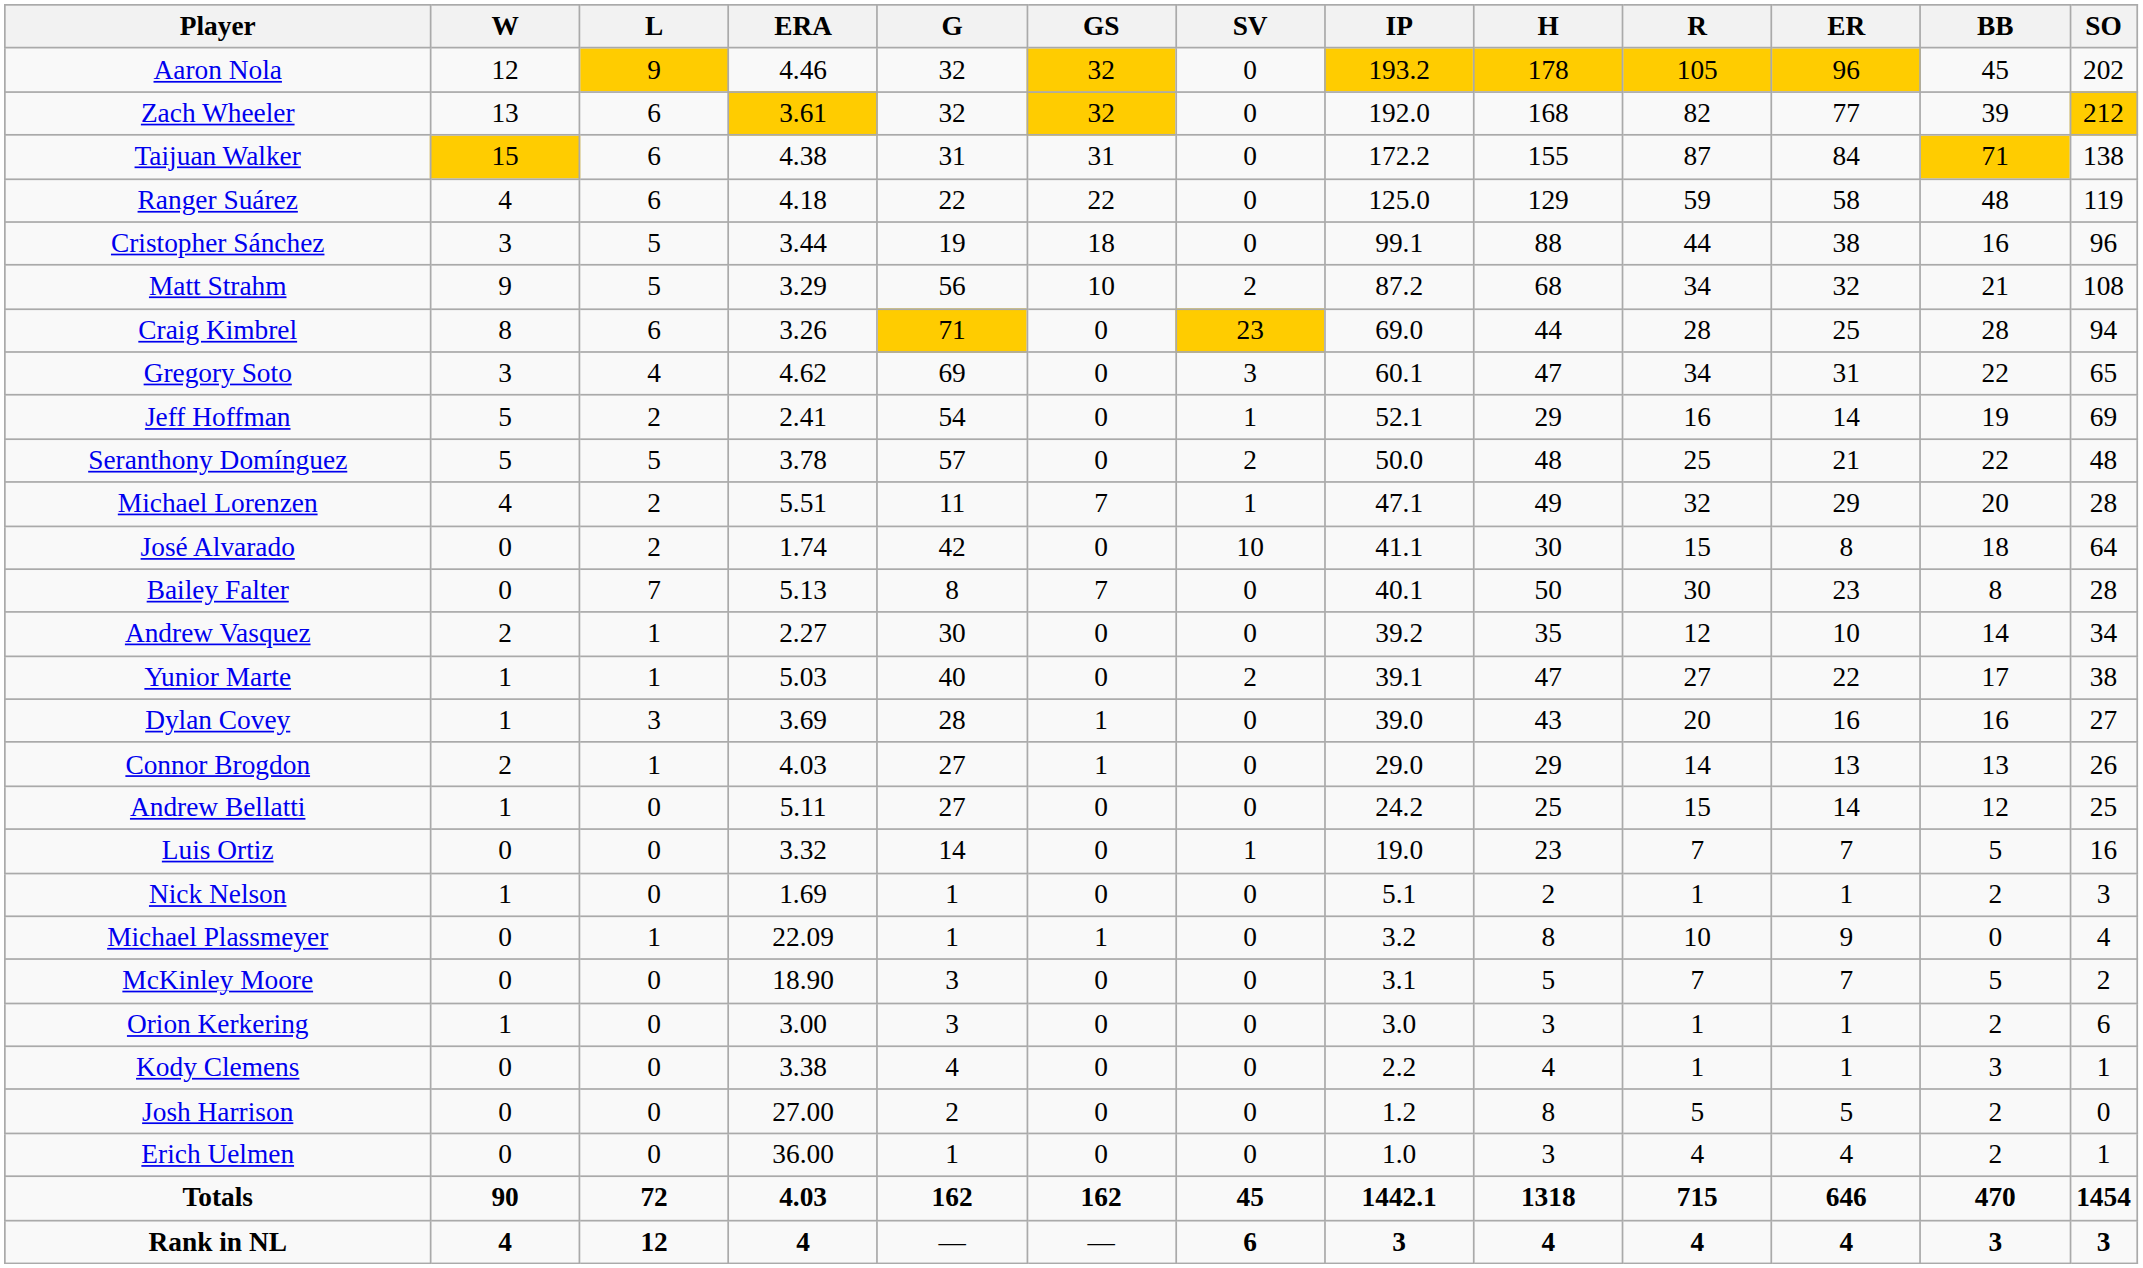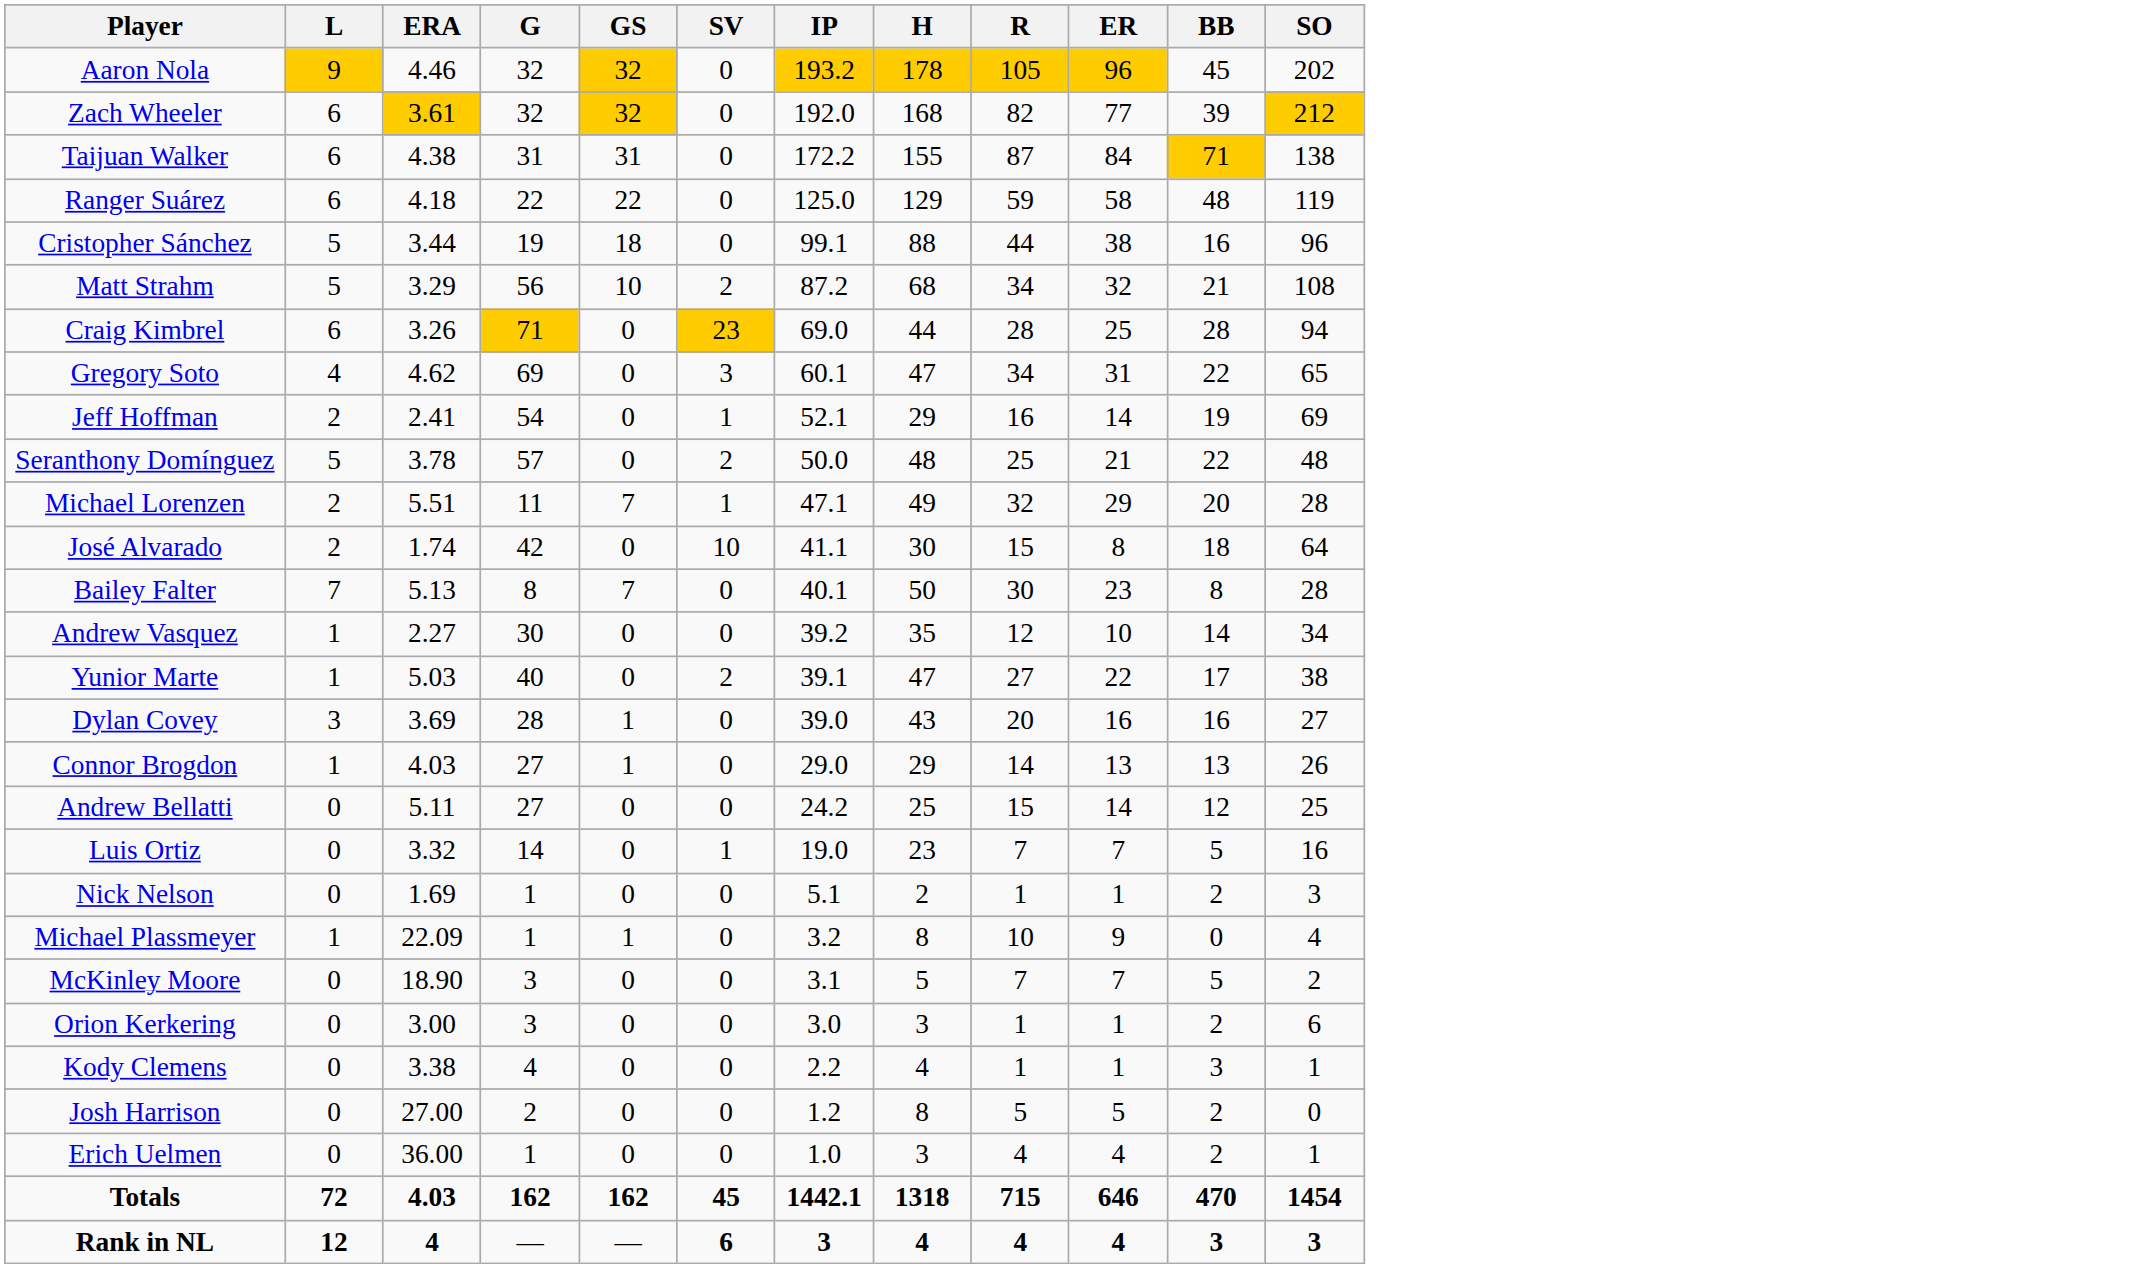- column: (505, 26)
